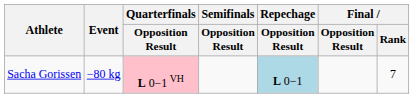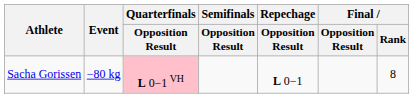(288, 82) lightblue background -> (288, 82) no background
(393, 75) 7 -> (393, 75) 8
